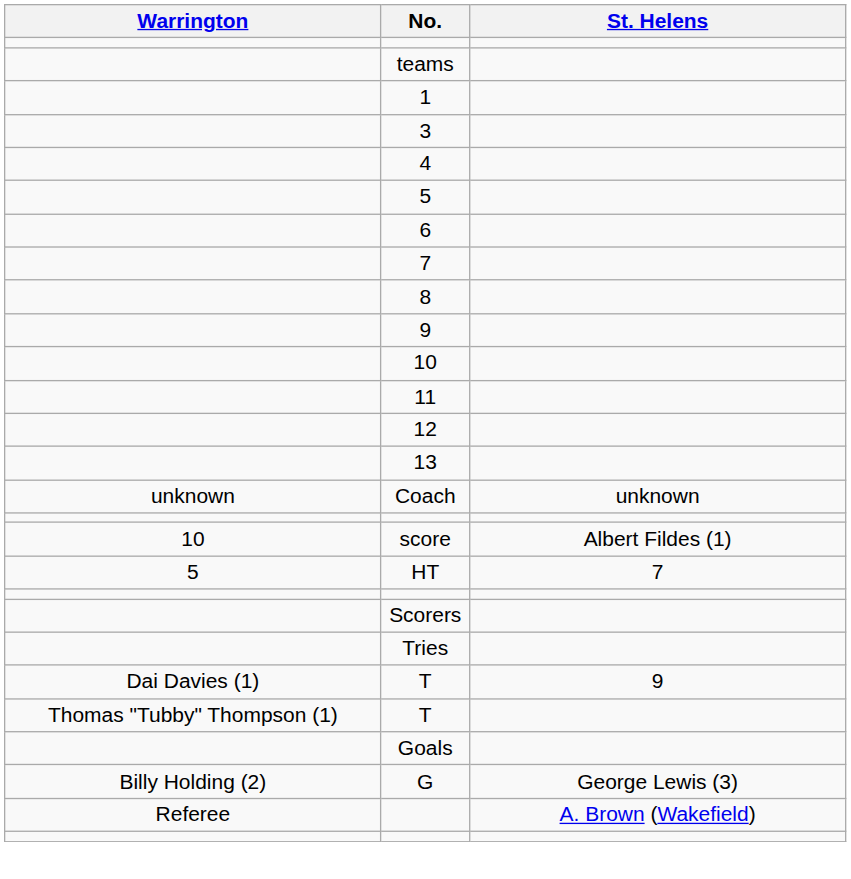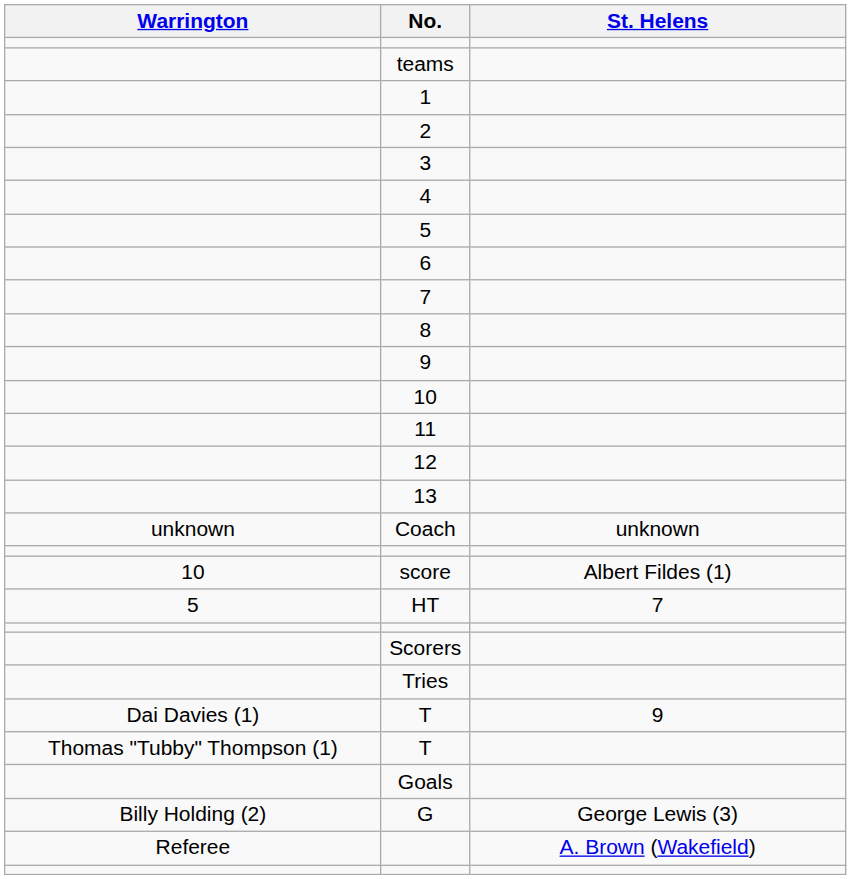+ row: (193, 131)
